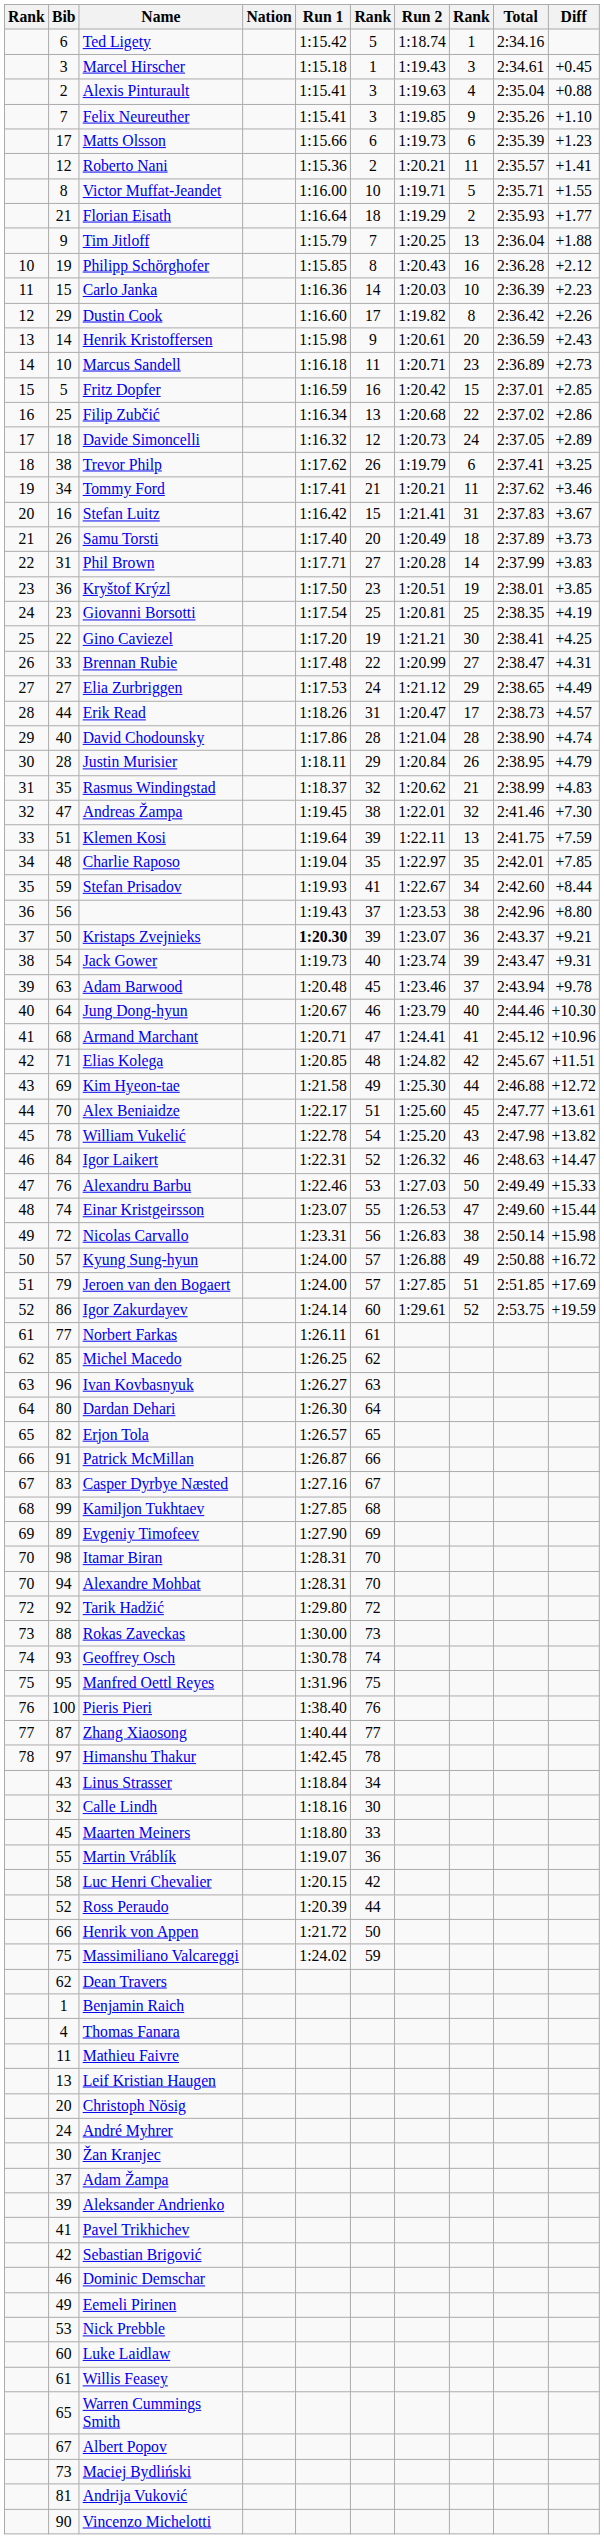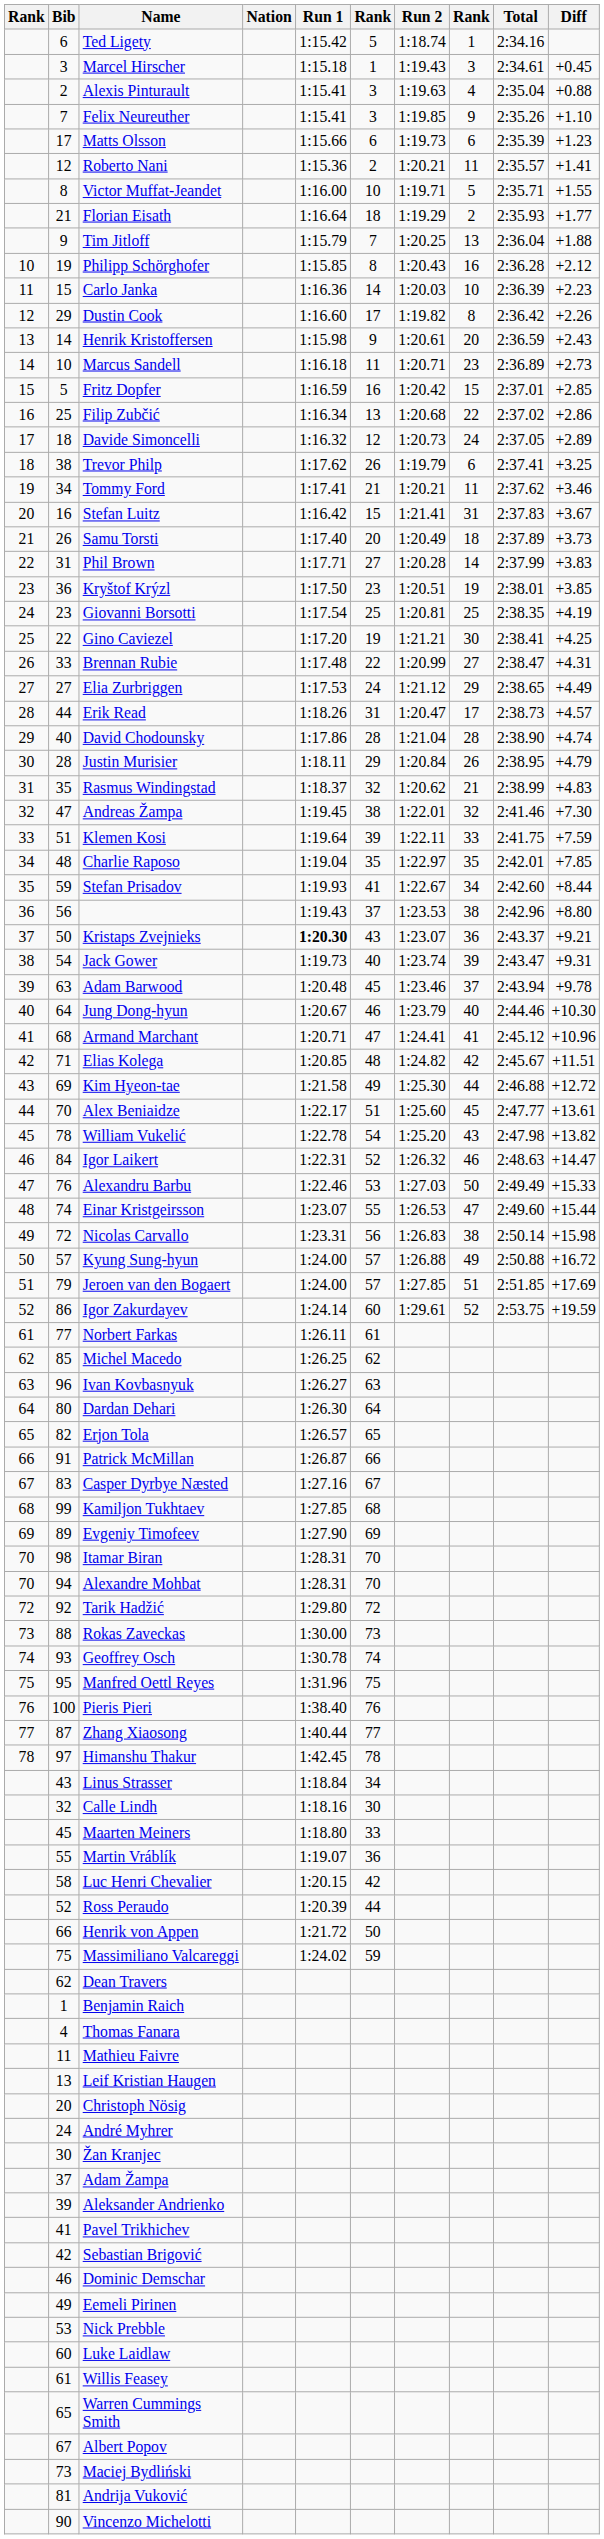(471, 837) 13 -> (471, 837) 33
(373, 937) 39 -> (373, 937) 43
